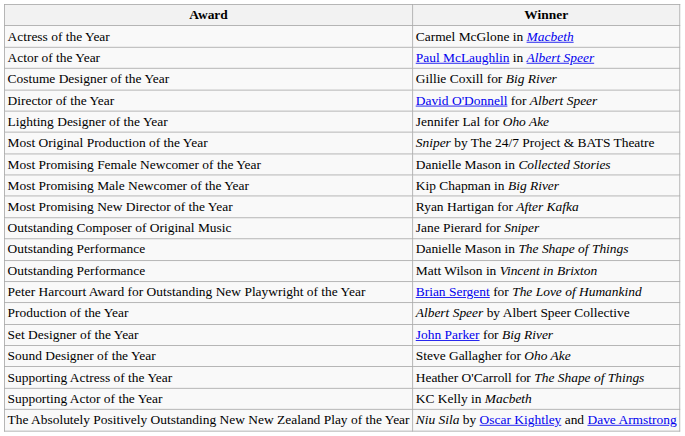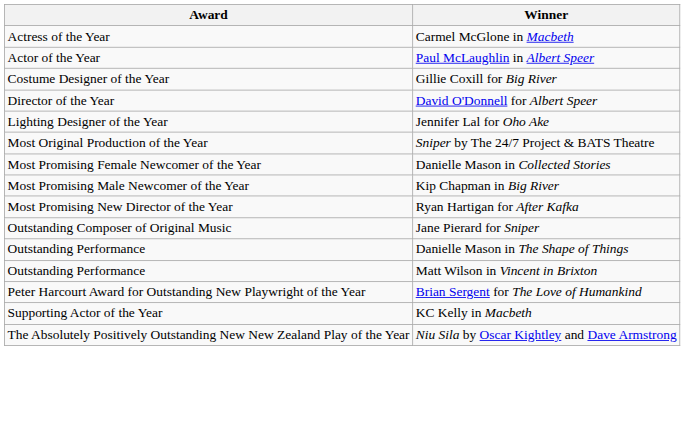- row: (523, 313)
- row: (484, 334)
- row: (493, 356)
- row: (530, 377)
